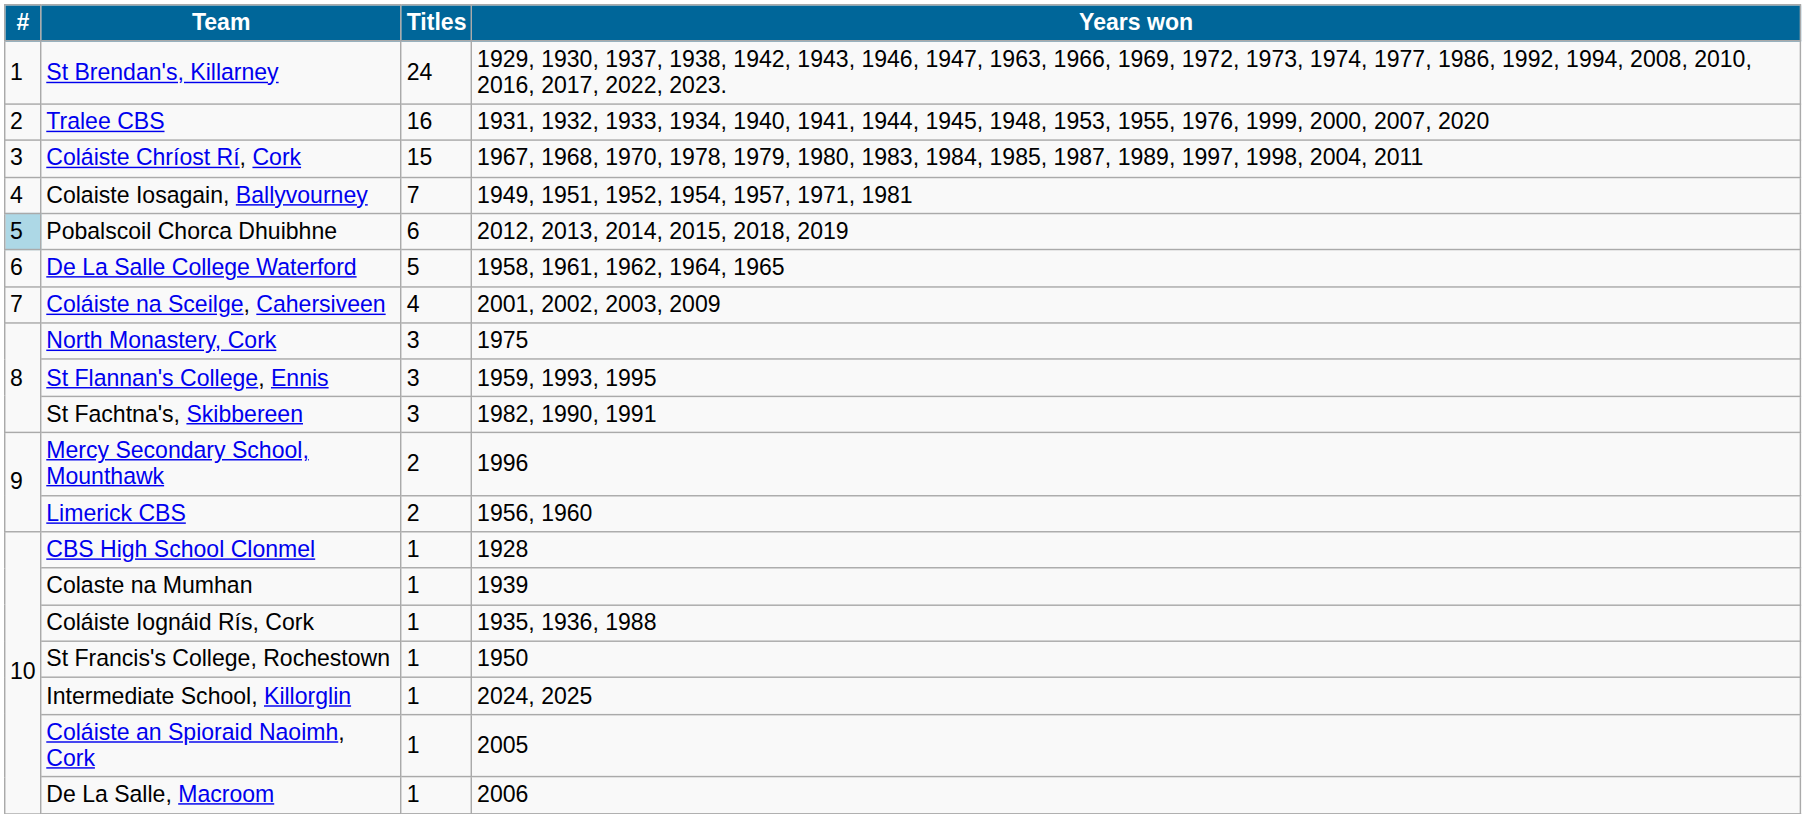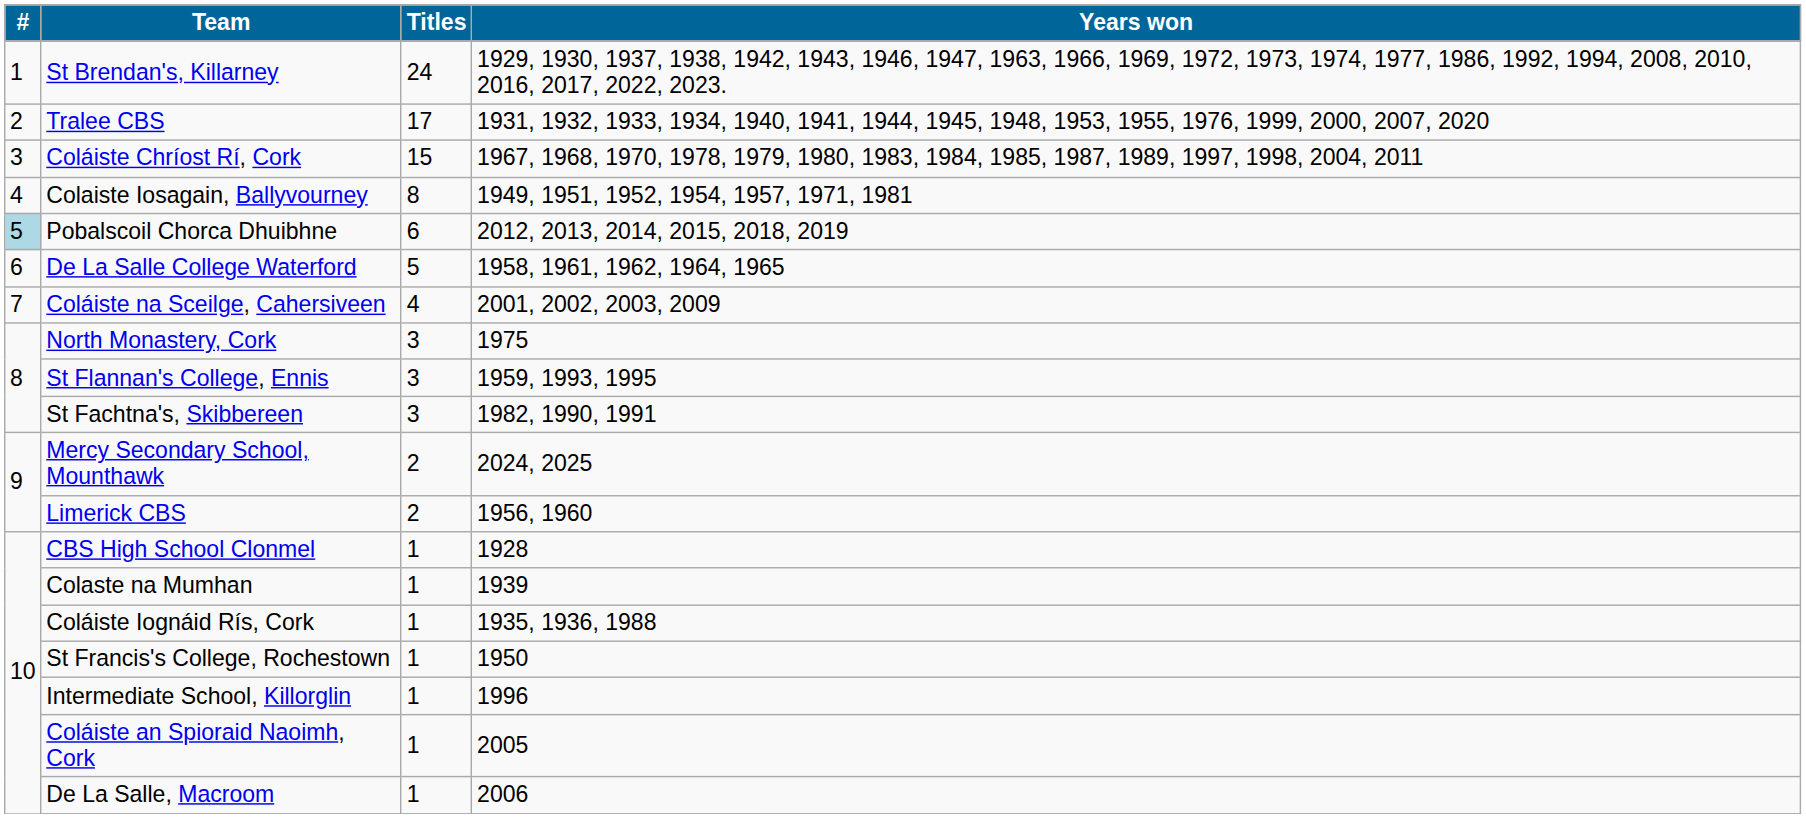(420, 121) 16 -> (420, 121) 17
(413, 194) 7 -> (413, 194) 8
(503, 463) 1996 -> (535, 463) 2024, 2025
(535, 695) 2024, 2025 -> (503, 695) 1996
